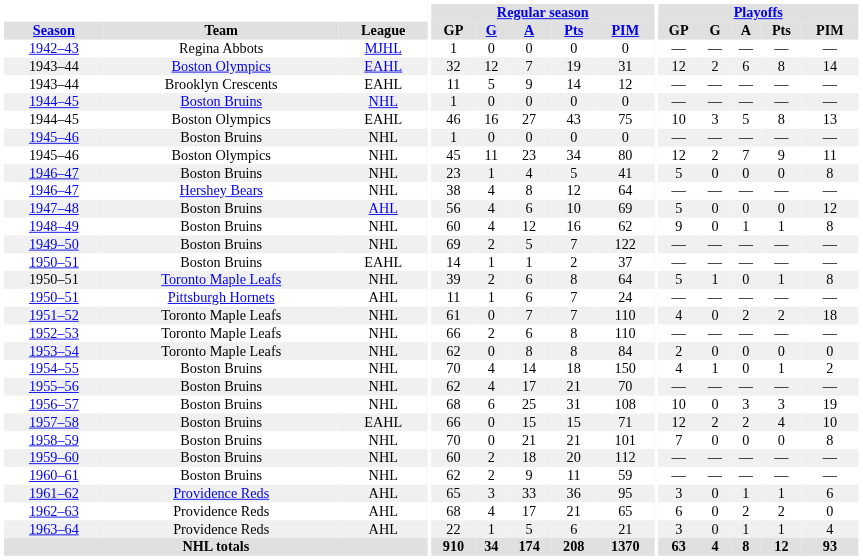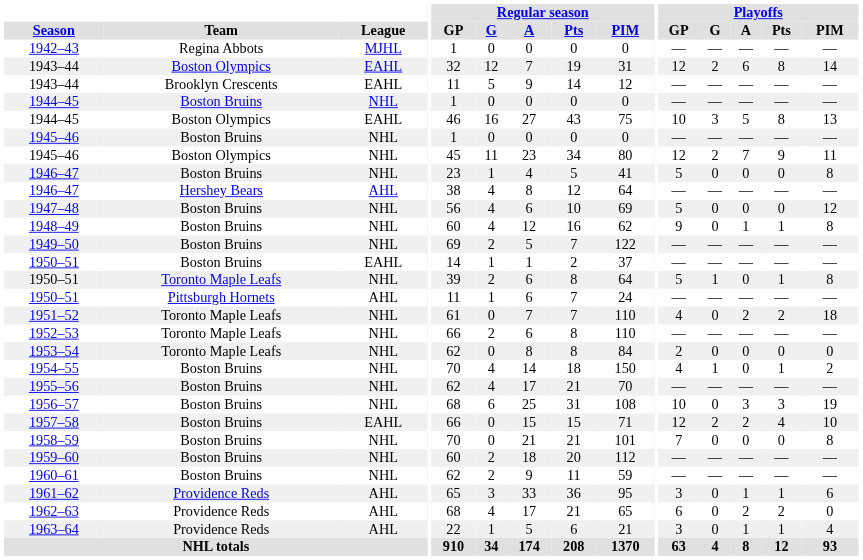(383, 190) NHL -> (383, 190) AHL
(383, 208) AHL -> (383, 208) NHL
